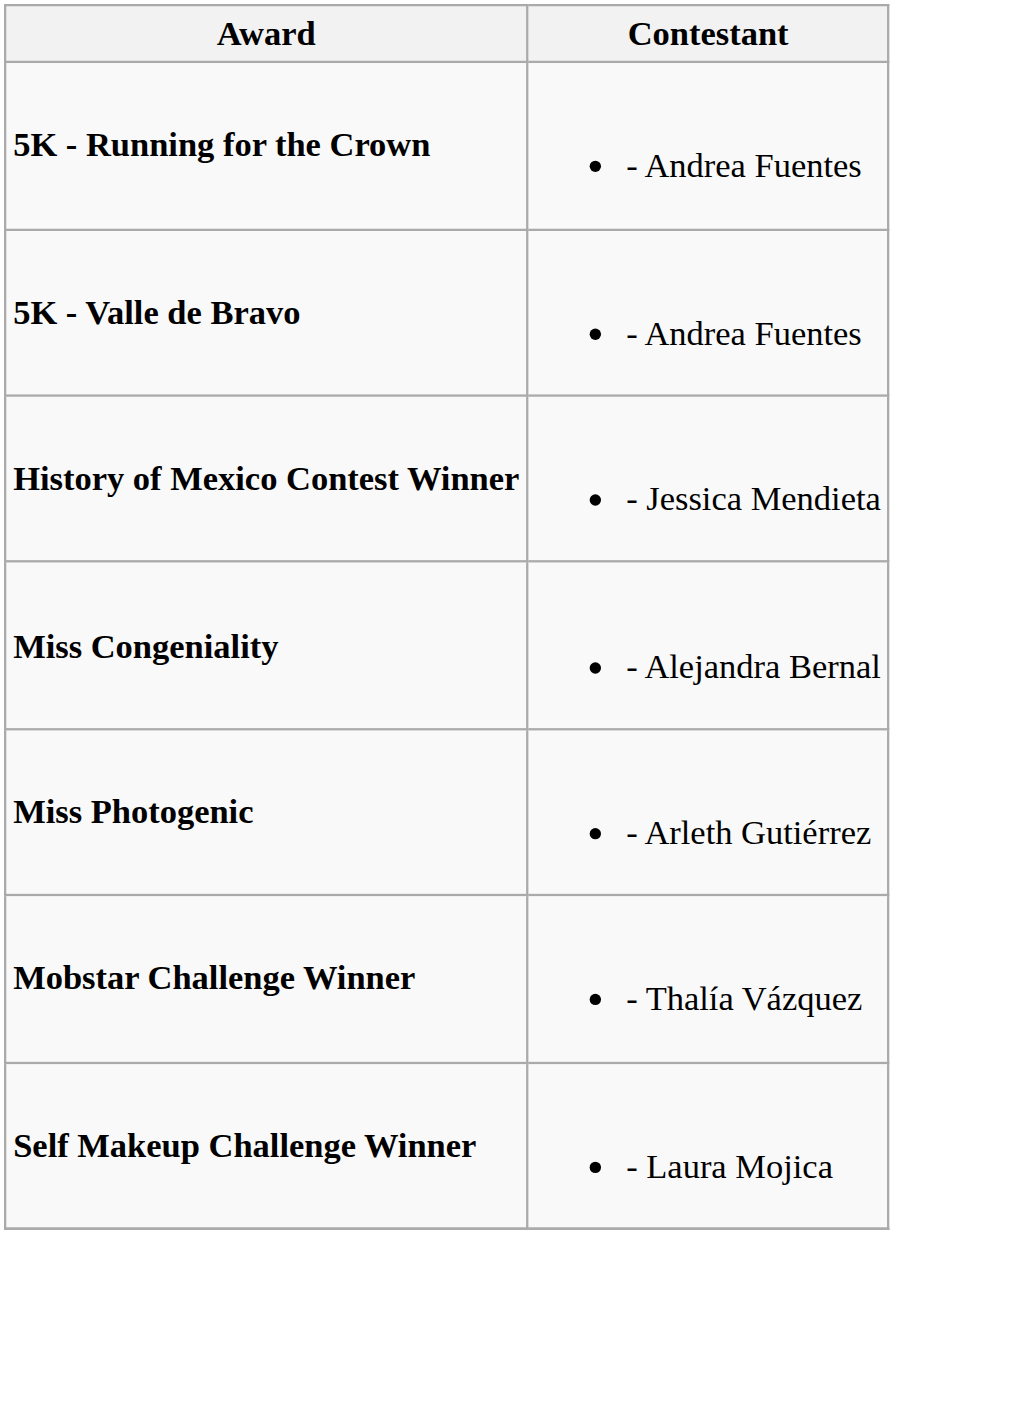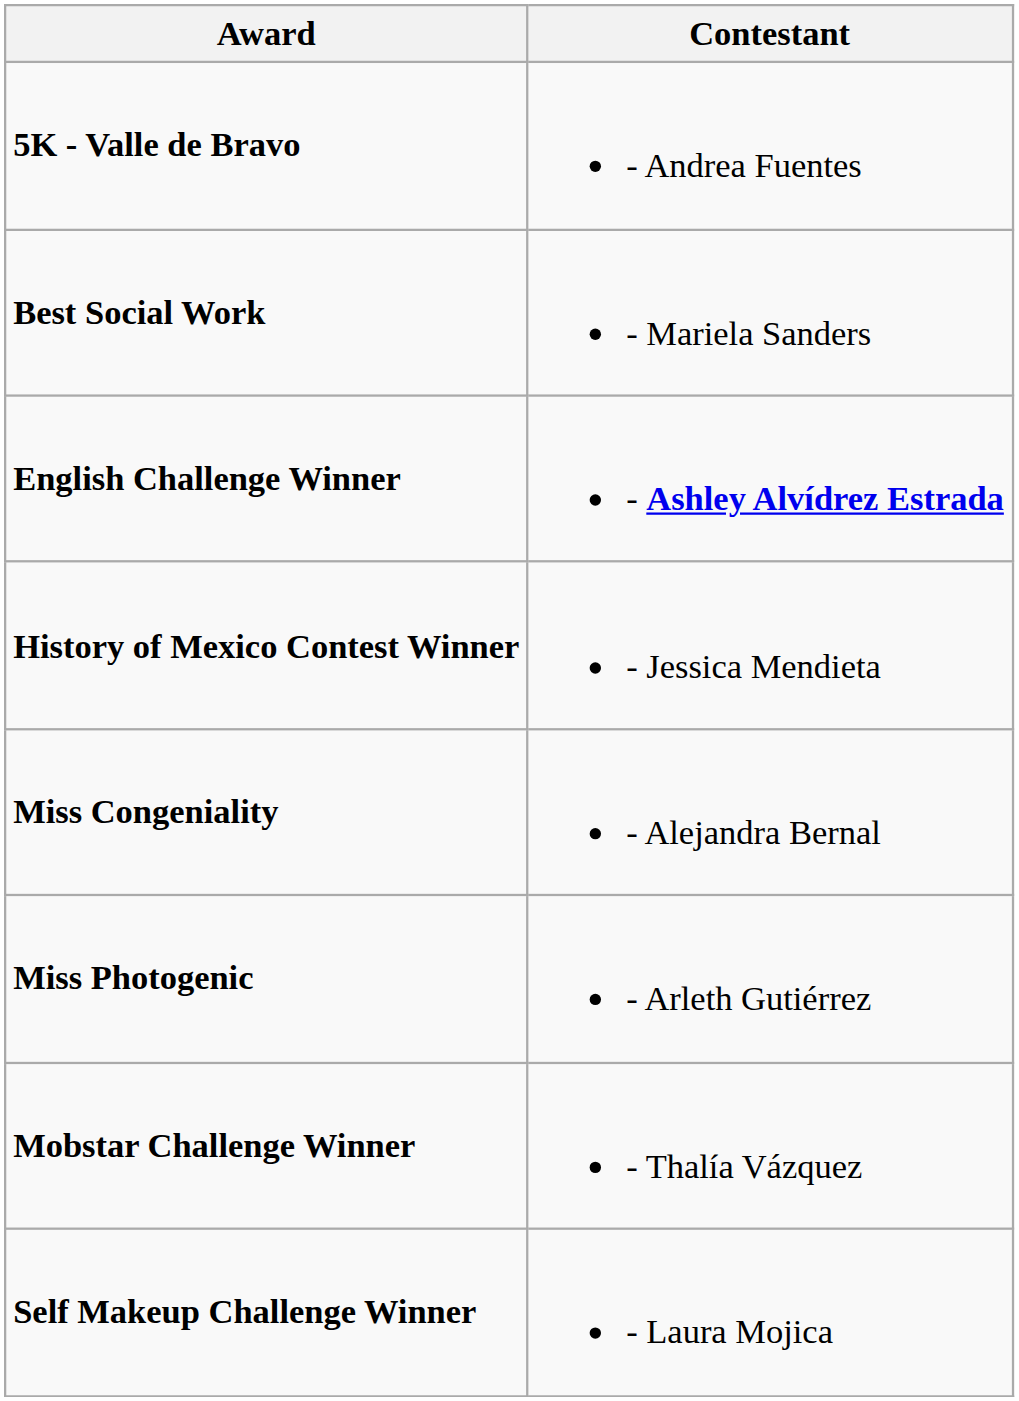- row: (222, 144)
+ row: (139, 311)
+ row: (207, 478)
